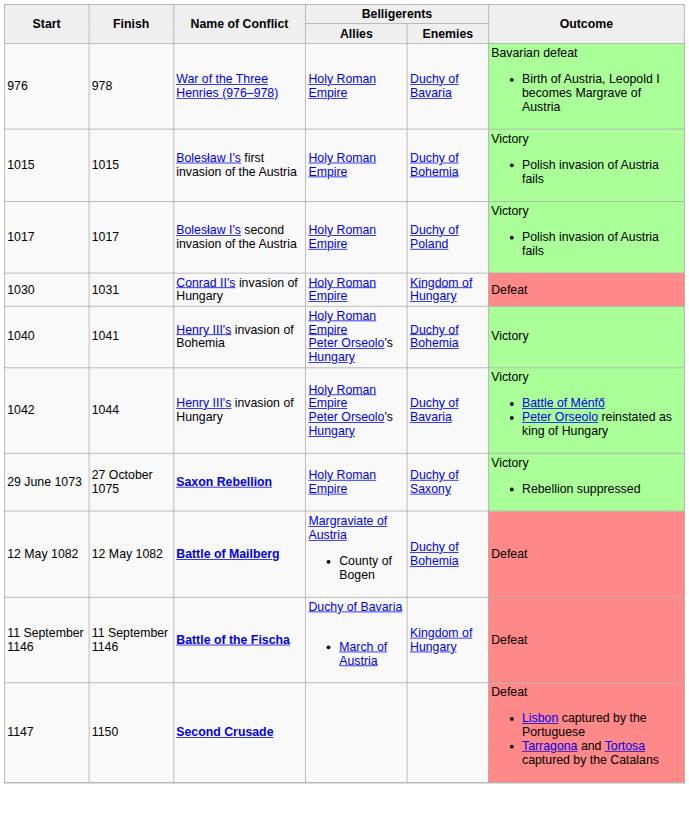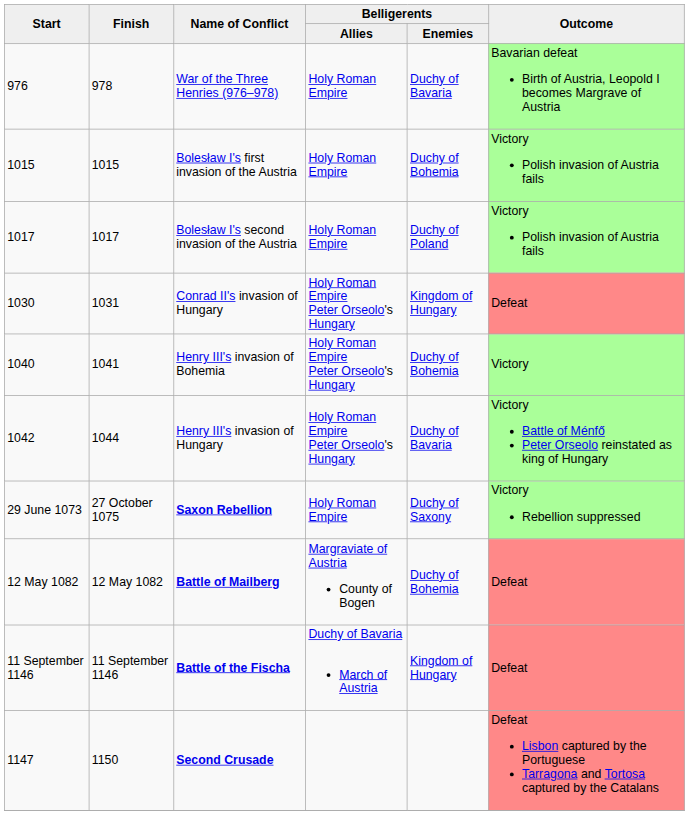(342, 289) Holy Roman Empire -> (351, 303) Holy Roman Empire Peter Orseolo's Hungary
